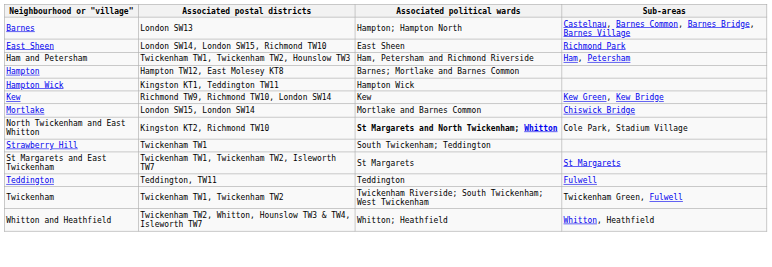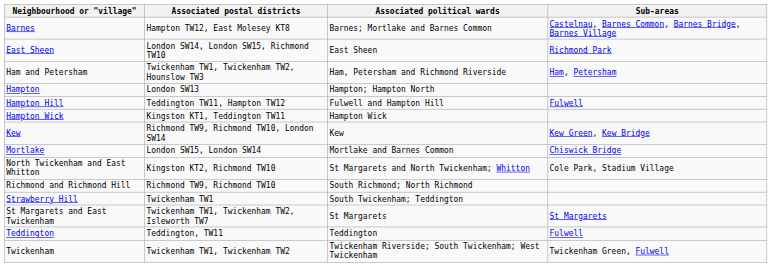(167, 28) London SW13 -> (218, 28) Hampton TW12, East Molesey KT8
(410, 28) Hampton; Hampton North -> (411, 28) Barnes; Mortlake and Barnes Common
(212, 72) Hampton TW12, East Molesey KT8 -> (173, 90) London SW13
(438, 72) Barnes; Mortlake and Barnes Common -> (382, 90) Hampton; Hampton North
+ row: (35, 103)
(457, 128) bold -> (430, 168) normal
+ row: (68, 186)
- row: (59, 220)
